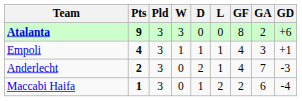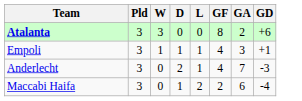- column: (139, 13)
